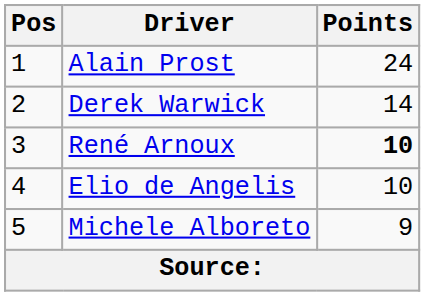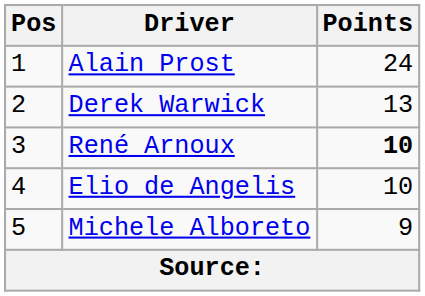(398, 107) 14 -> (398, 107) 13
